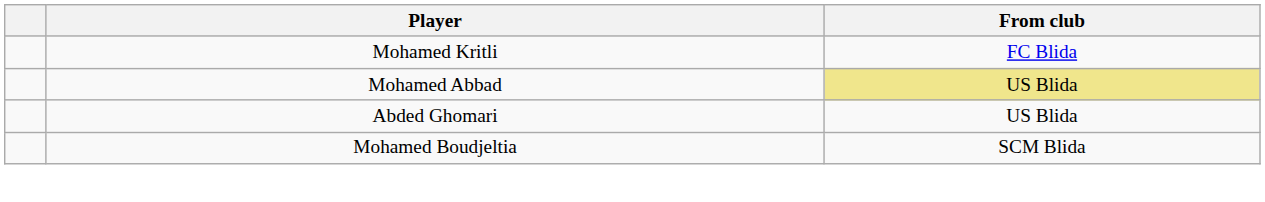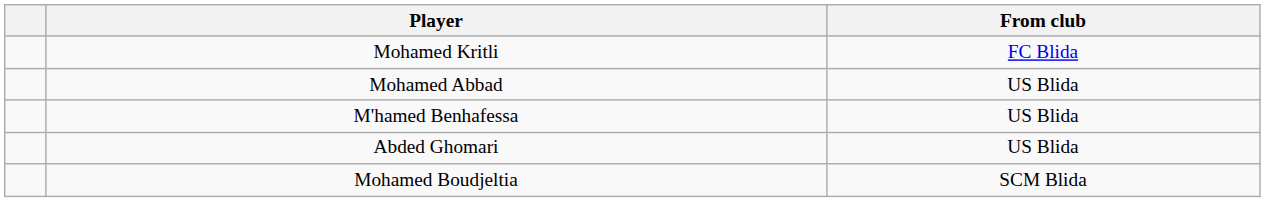(1042, 83) khaki background -> (1043, 83) no background
+ row: (436, 115)
